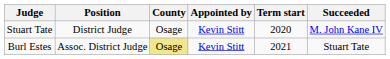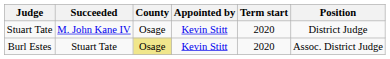columns swapped: (102, 12) <-> (346, 12)
(281, 46) 2021 -> (264, 46) 2020
